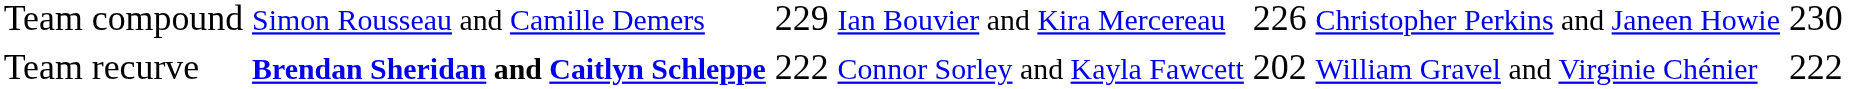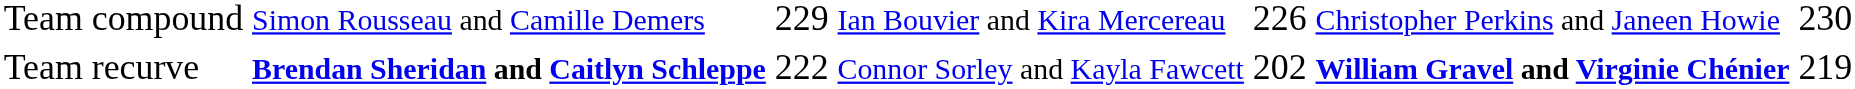(1537, 69) normal -> (1552, 67) bold
(1816, 67) 222 -> (1825, 67) 219
